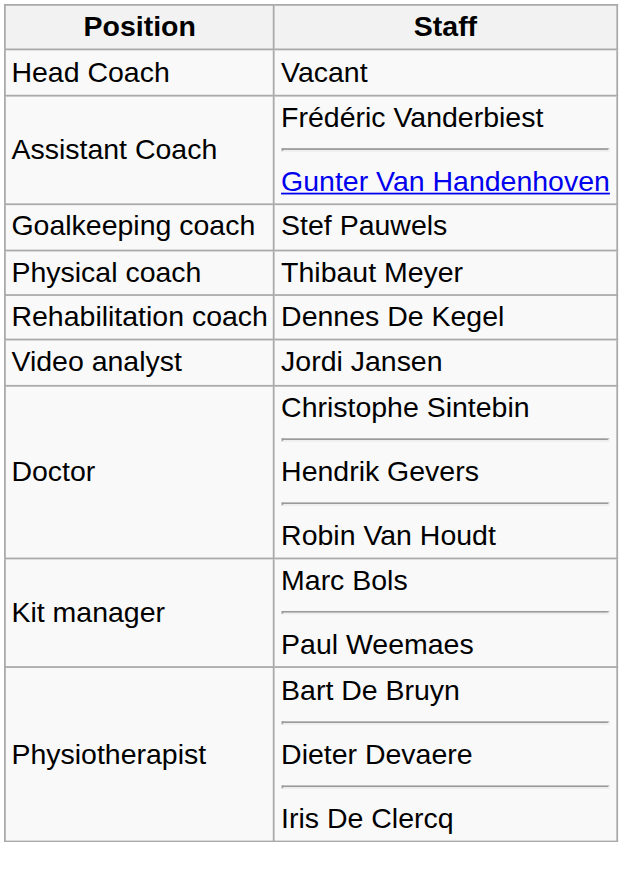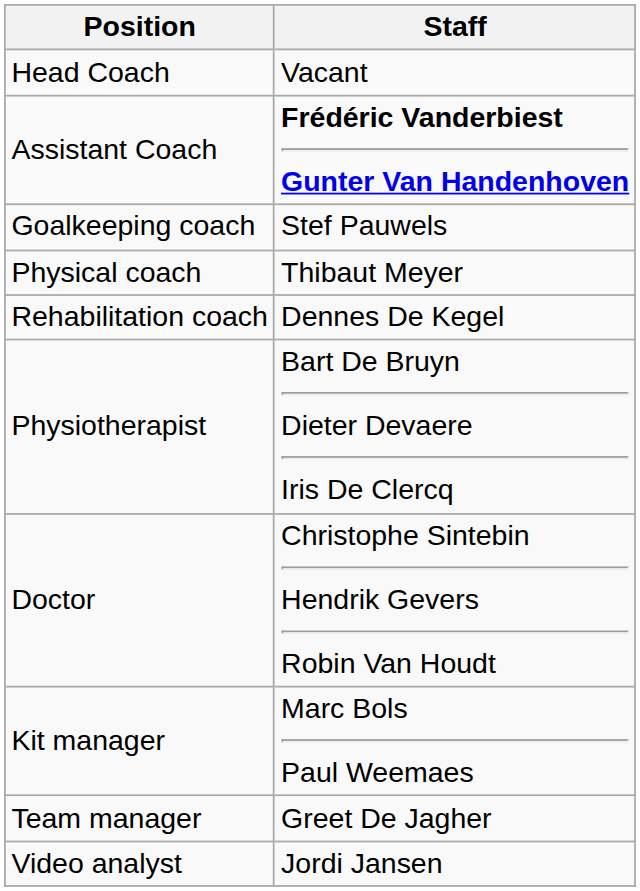(445, 149) normal -> (455, 149) bold
rows swapped: (109, 753) <-> (97, 362)
+ row: (106, 818)
